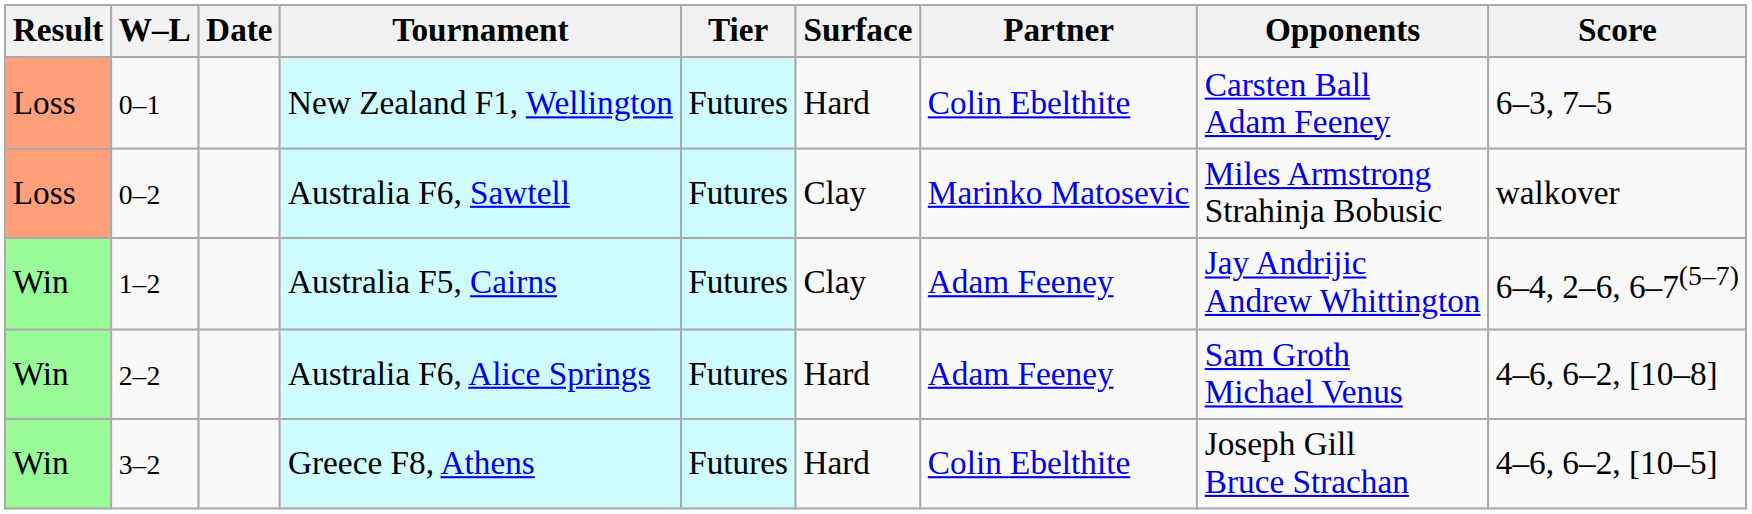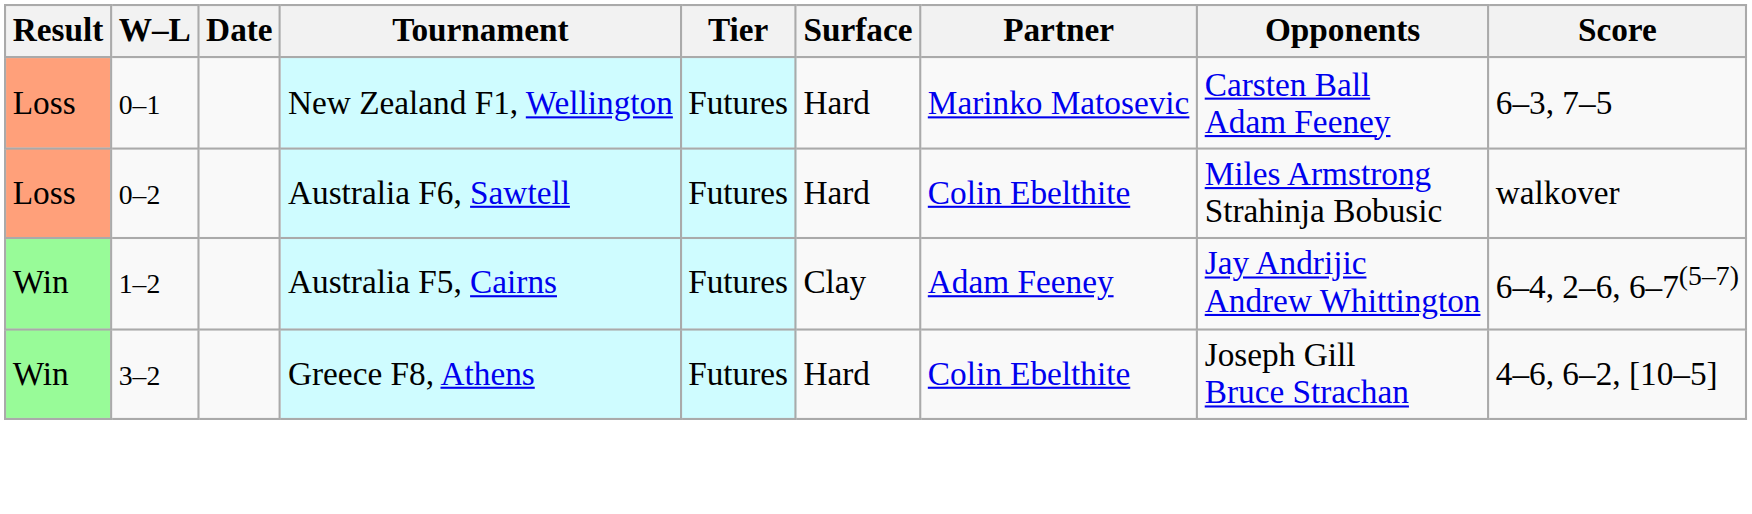(1029, 102) Colin Ebelthite -> (1059, 102) Marinko Matosevic
(835, 192) Clay -> (837, 192) Hard
(1059, 192) Marinko Matosevic -> (1029, 192) Colin Ebelthite
- row: (469, 373)
